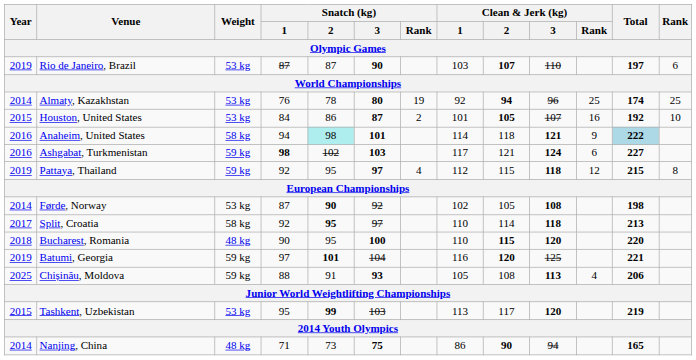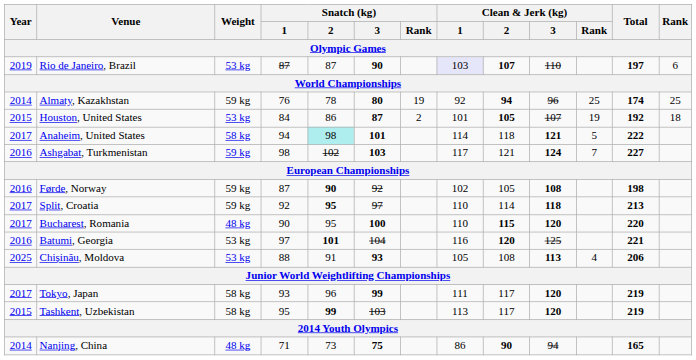(460, 65) no background -> (460, 65) lavender background
(238, 100) 53 kg -> (238, 100) 59 kg
(594, 118) 16 -> (594, 118) 19
(675, 118) 10 -> (675, 118) 18
(21, 135) 2016 -> (21, 135) 2017
(594, 135) 9 -> (594, 135) 5
(636, 135) lightblue background -> (636, 135) no background
(284, 153) bold -> (284, 153) normal
(594, 153) 6 -> (594, 153) 7
- row: (78, 170)
(21, 205) 2014 -> (21, 188) 2016
(238, 205) 53 kg -> (238, 188) 59 kg
(238, 223) 58 kg -> (238, 205) 59 kg
(21, 240) 2018 -> (21, 223) 2017
(21, 258) 2019 -> (21, 240) 2016
(238, 258) 59 kg -> (238, 240) 53 kg
(238, 275) 59 kg -> (238, 258) 53 kg
+ row: (69, 293)
(238, 310) 53 kg -> (238, 310) 58 kg
